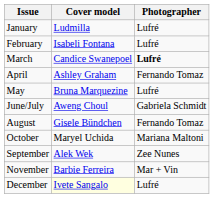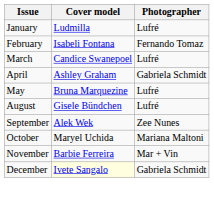(148, 43) Lufré -> (170, 43) Fernando Tomaz
(149, 59) bold -> (148, 59) normal
(170, 75) Fernando Tomaz -> (172, 75) Gabriela Schmidt
- row: (25, 106)
(170, 122) Fernando Tomaz -> (148, 106) Lufré
rows swapped: (28, 153) <-> (23, 138)
(148, 185) Lufré -> (172, 169) Gabriela Schmidt
